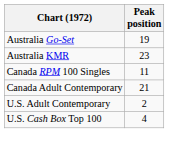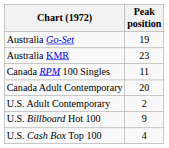(144, 87) 21 -> (144, 87) 20
+ row: (54, 119)
